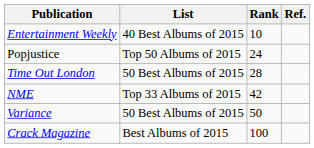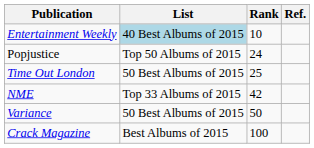(183, 34) no background -> (183, 34) lightblue background
(256, 73) 28 -> (256, 73) 25
